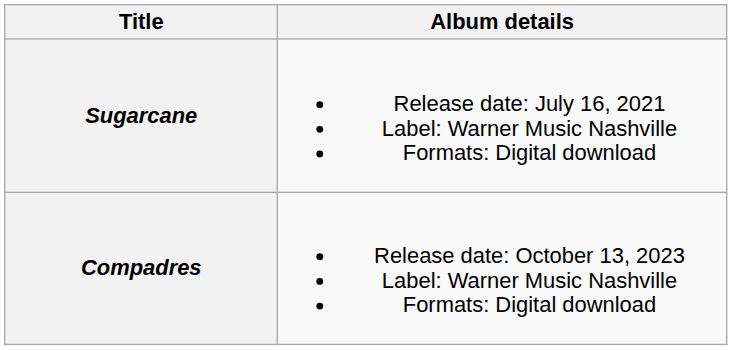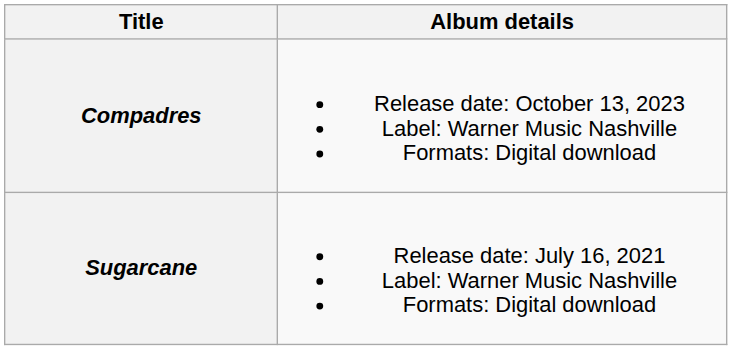rows swapped: (141, 115) <-> (141, 268)
